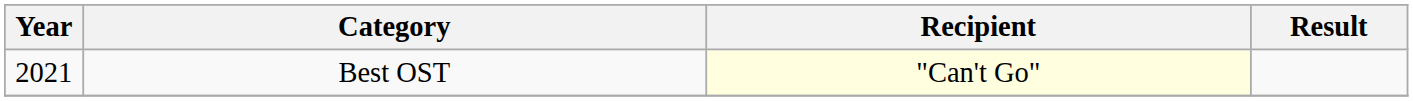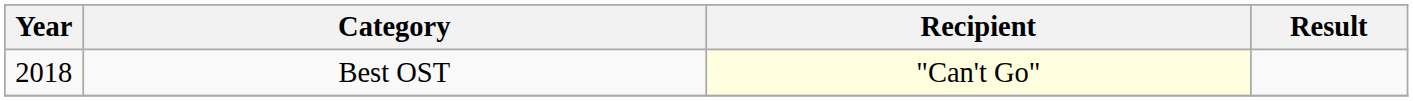(44, 72) 2021 -> (44, 72) 2018
